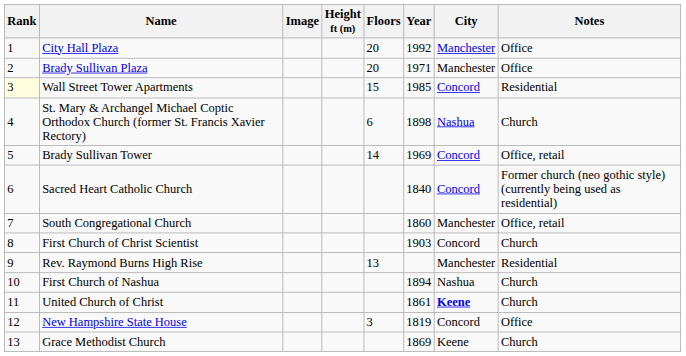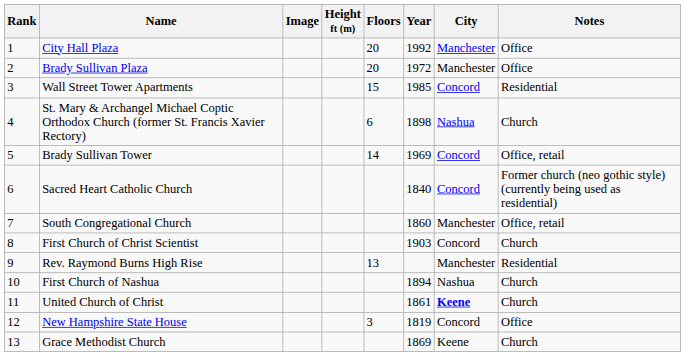(419, 68) 1971 -> (419, 68) 1972
(10, 87) lightyellow background -> (10, 87) no background
